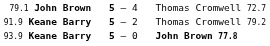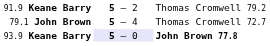rows swapped: (50, 8) <-> (47, 21)
(123, 35) no background -> (123, 35) lavender background
